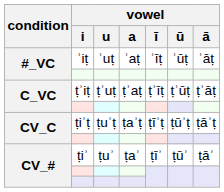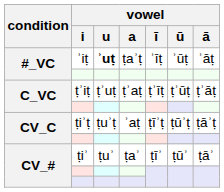(106, 58) normal -> (106, 58) bold
(132, 58) ʾaṭ -> (132, 58) ṭaʾṭ
(132, 122) ṭaʾṭ -> (132, 122) ʾaṭ
